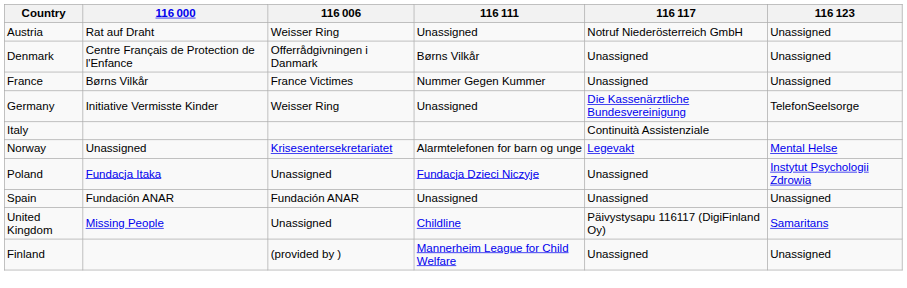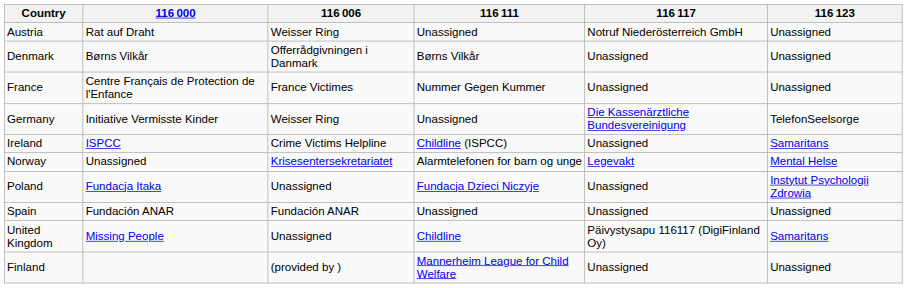(170, 56) Centre Français de Protection de l'Enfance -> (117, 56) Børns Vilkår
(117, 81) Børns Vilkår -> (170, 87) Centre Français de Protection de l'Enfance
+ row: (25, 143)
- row: (18, 130)
